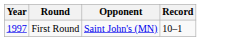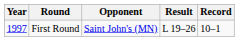+ column: (179, 12)
